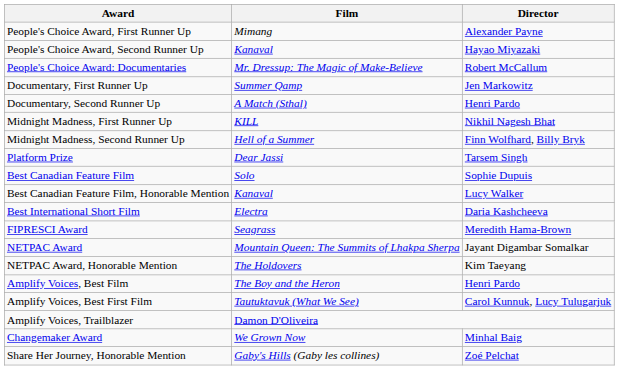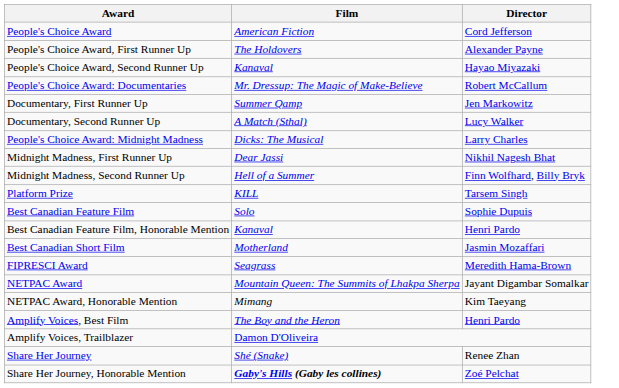+ row: (59, 31)
(253, 31) Mimang -> (268, 49) The Holdovers
(492, 103) Henri Pardo -> (494, 121) Lucy Walker
+ row: (105, 139)
(246, 121) KILL -> (259, 157) Dear Jassi
(259, 157) Dear Jassi -> (246, 193) KILL
(494, 193) Lucy Walker -> (492, 229) Henri Pardo
+ row: (66, 247)
- row: (73, 211)
(268, 265) The Holdovers -> (253, 301) Mimang
- row: (80, 301)
- row: (55, 337)
+ row: (49, 355)
(307, 355) normal -> (308, 373) bold
